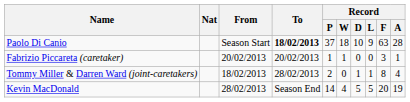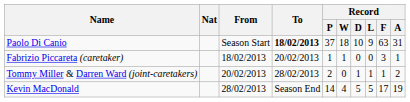(398, 43) 28 -> (398, 43) 31
(244, 58) 20/02/2013 -> (244, 58) 18/02/2013
(244, 74) 18/02/2013 -> (244, 74) 20/02/2013
(383, 74) 8 -> (383, 74) 1
(398, 74) 4 -> (398, 74) 2
(383, 89) 20 -> (383, 89) 17
